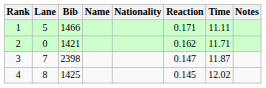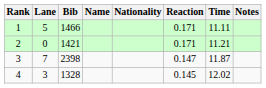(185, 43) 0.162 -> (185, 43) 0.171
(219, 43) 11.71 -> (219, 43) 11.21
(45, 75) 8 -> (45, 75) 3
(70, 75) 1425 -> (70, 75) 1328
